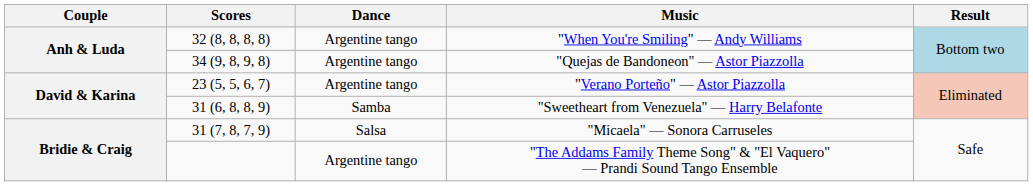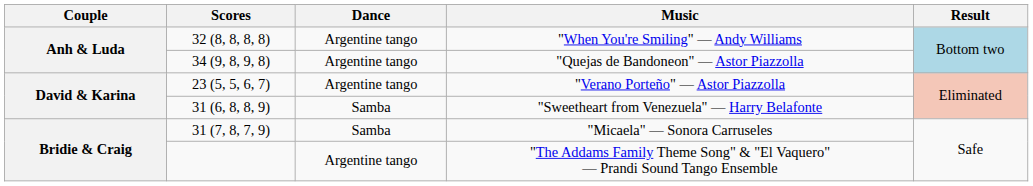(371, 130) Salsa -> (371, 130) Samba
